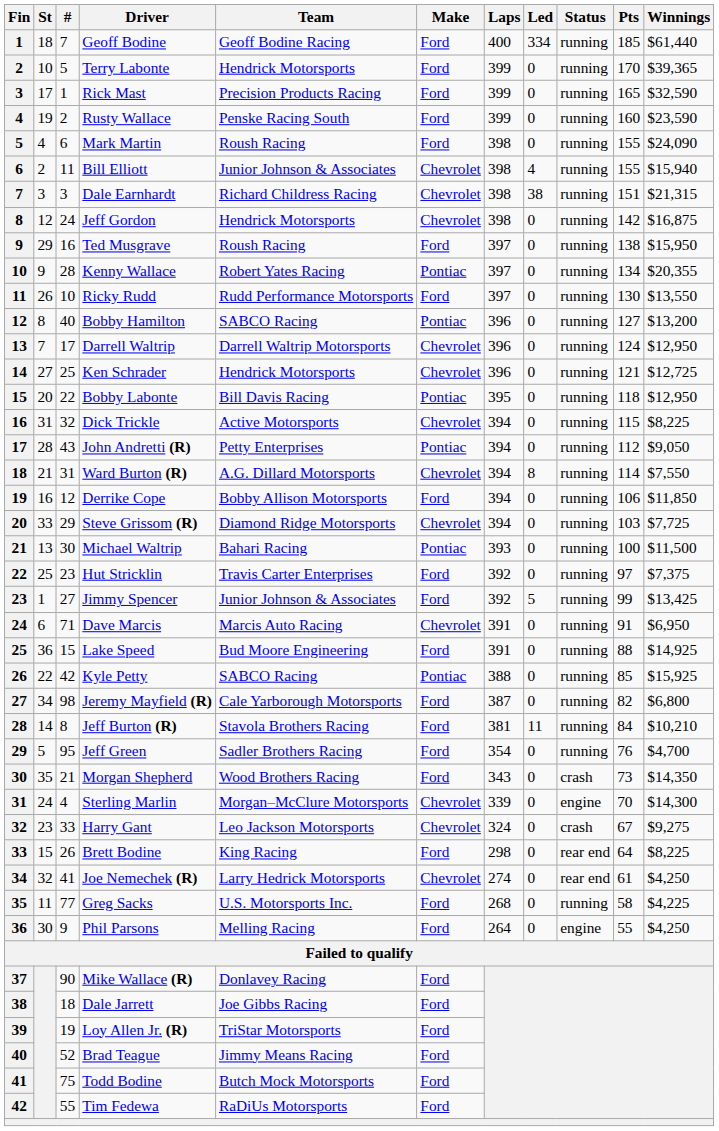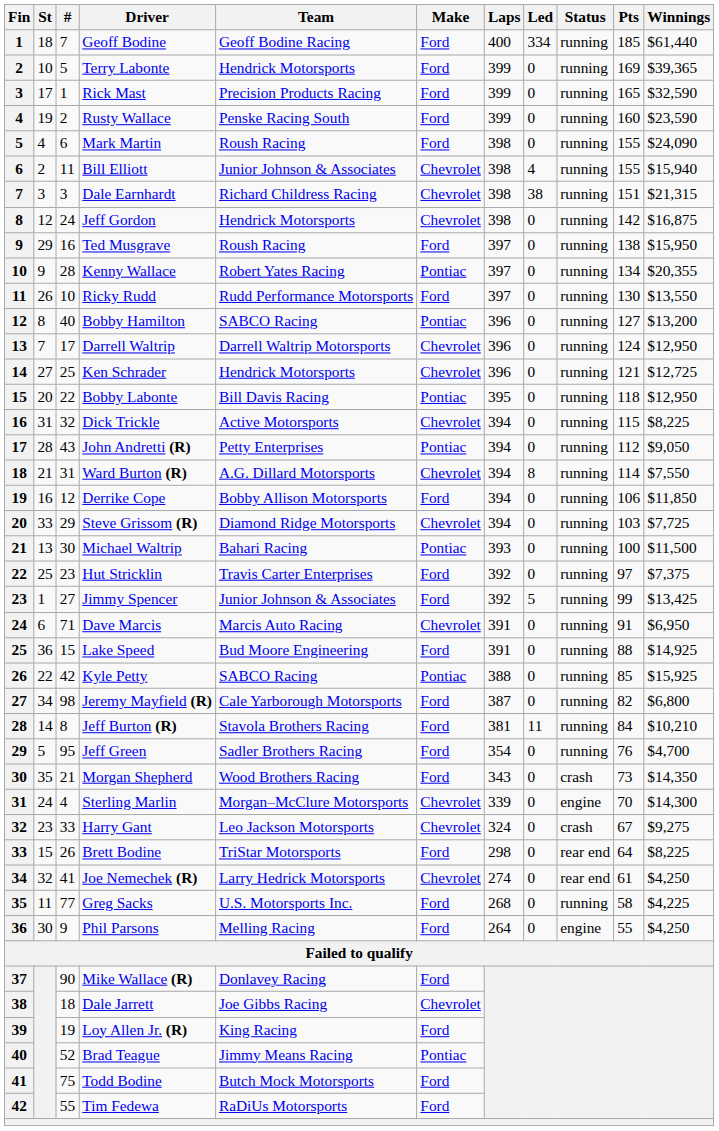(629, 67) 170 -> (629, 67) 169
(258, 852) King Racing -> (280, 852) TriStar Motorsports
(435, 1004) Ford -> (451, 1004) Chevrolet
(280, 1029) TriStar Motorsports -> (258, 1029) King Racing
(435, 1055) Ford -> (443, 1055) Pontiac
